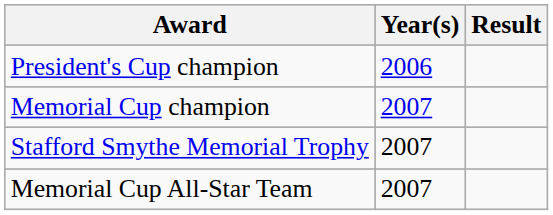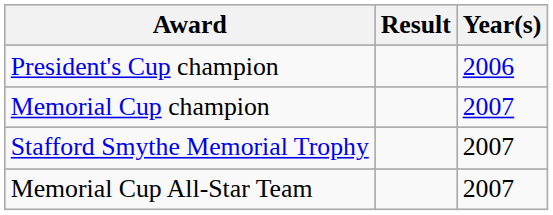columns swapped: (420, 24) <-> (506, 24)
